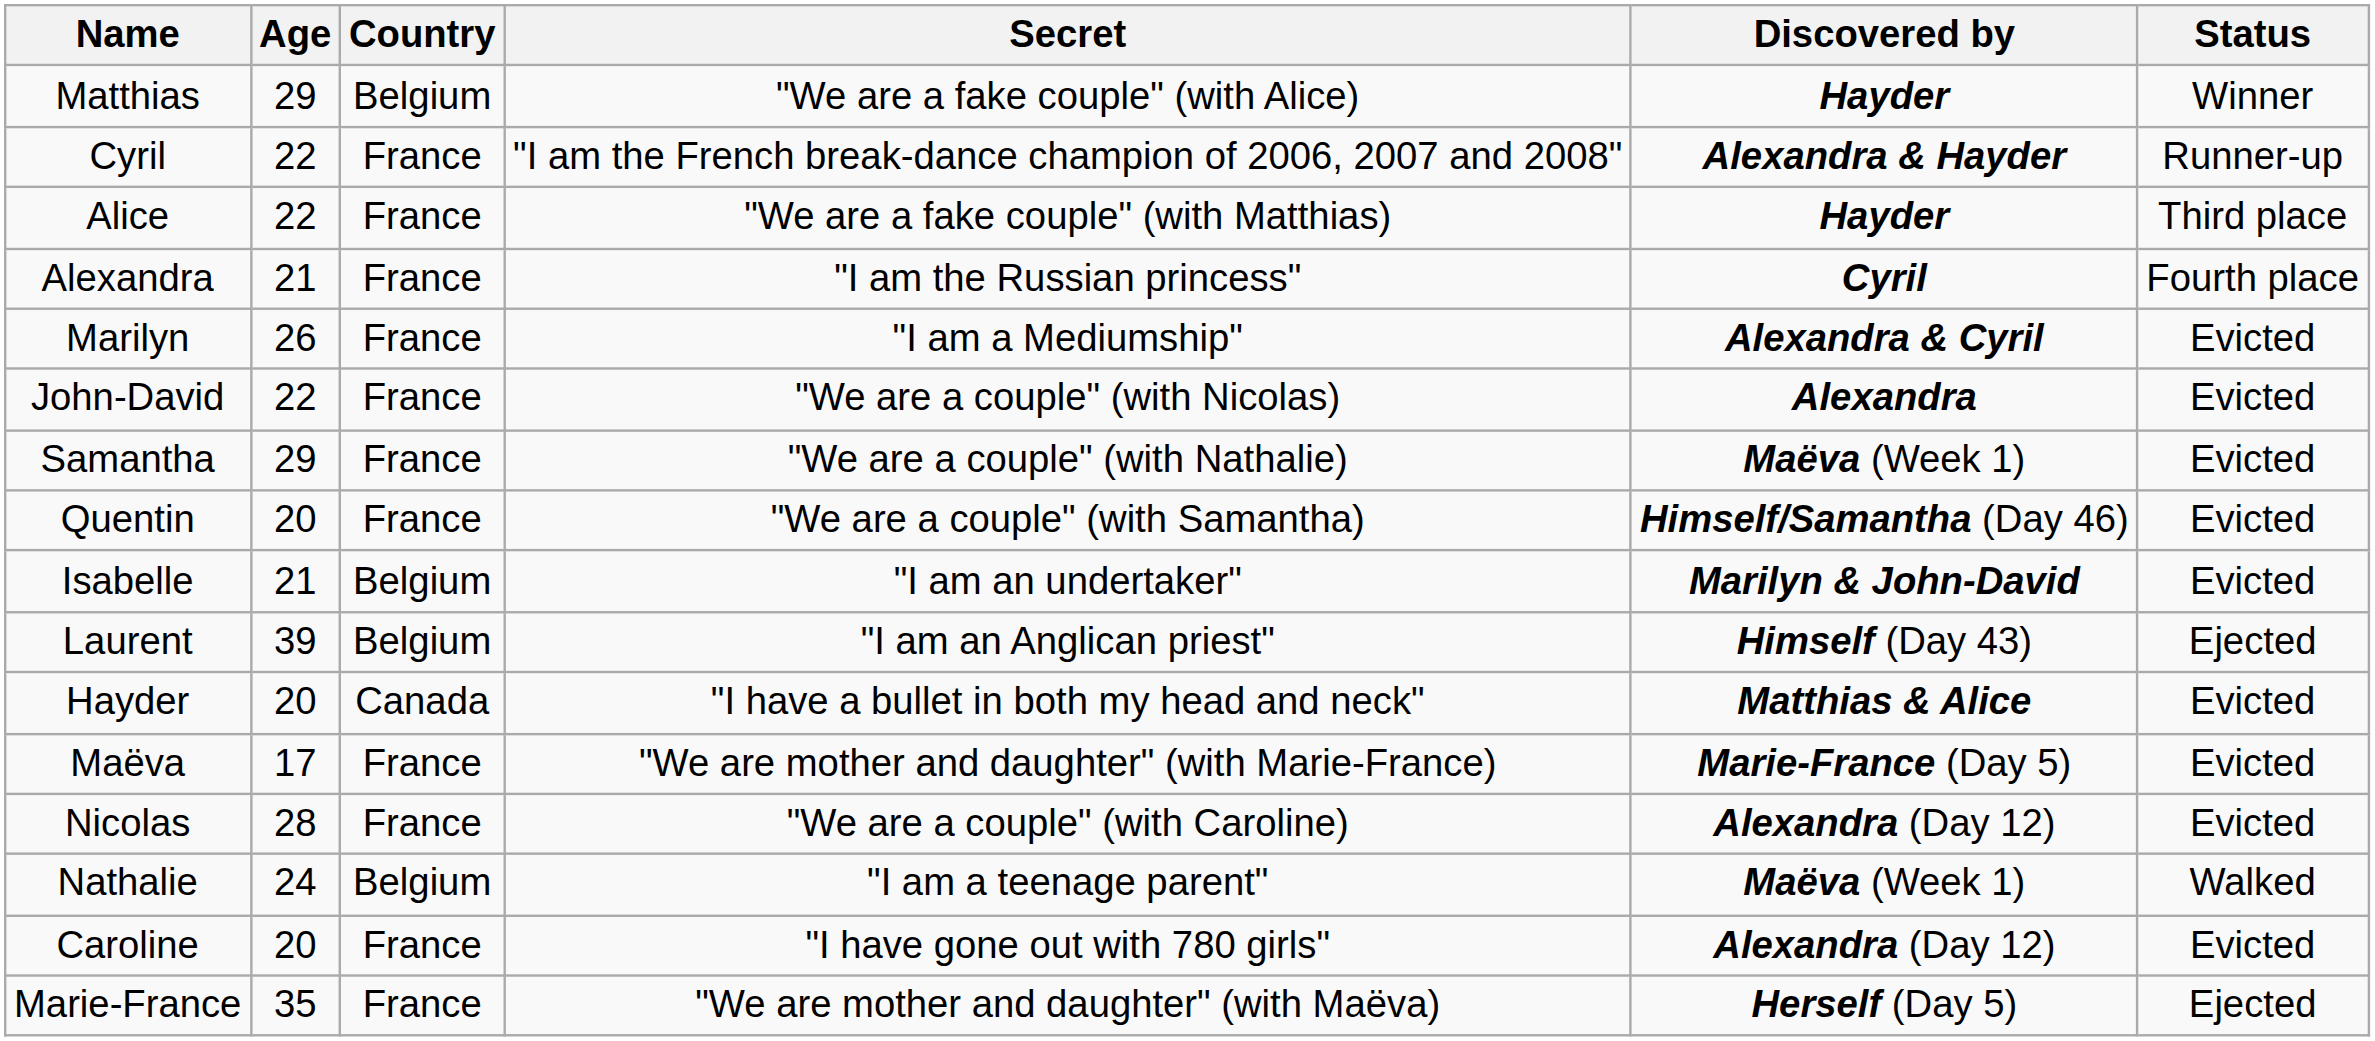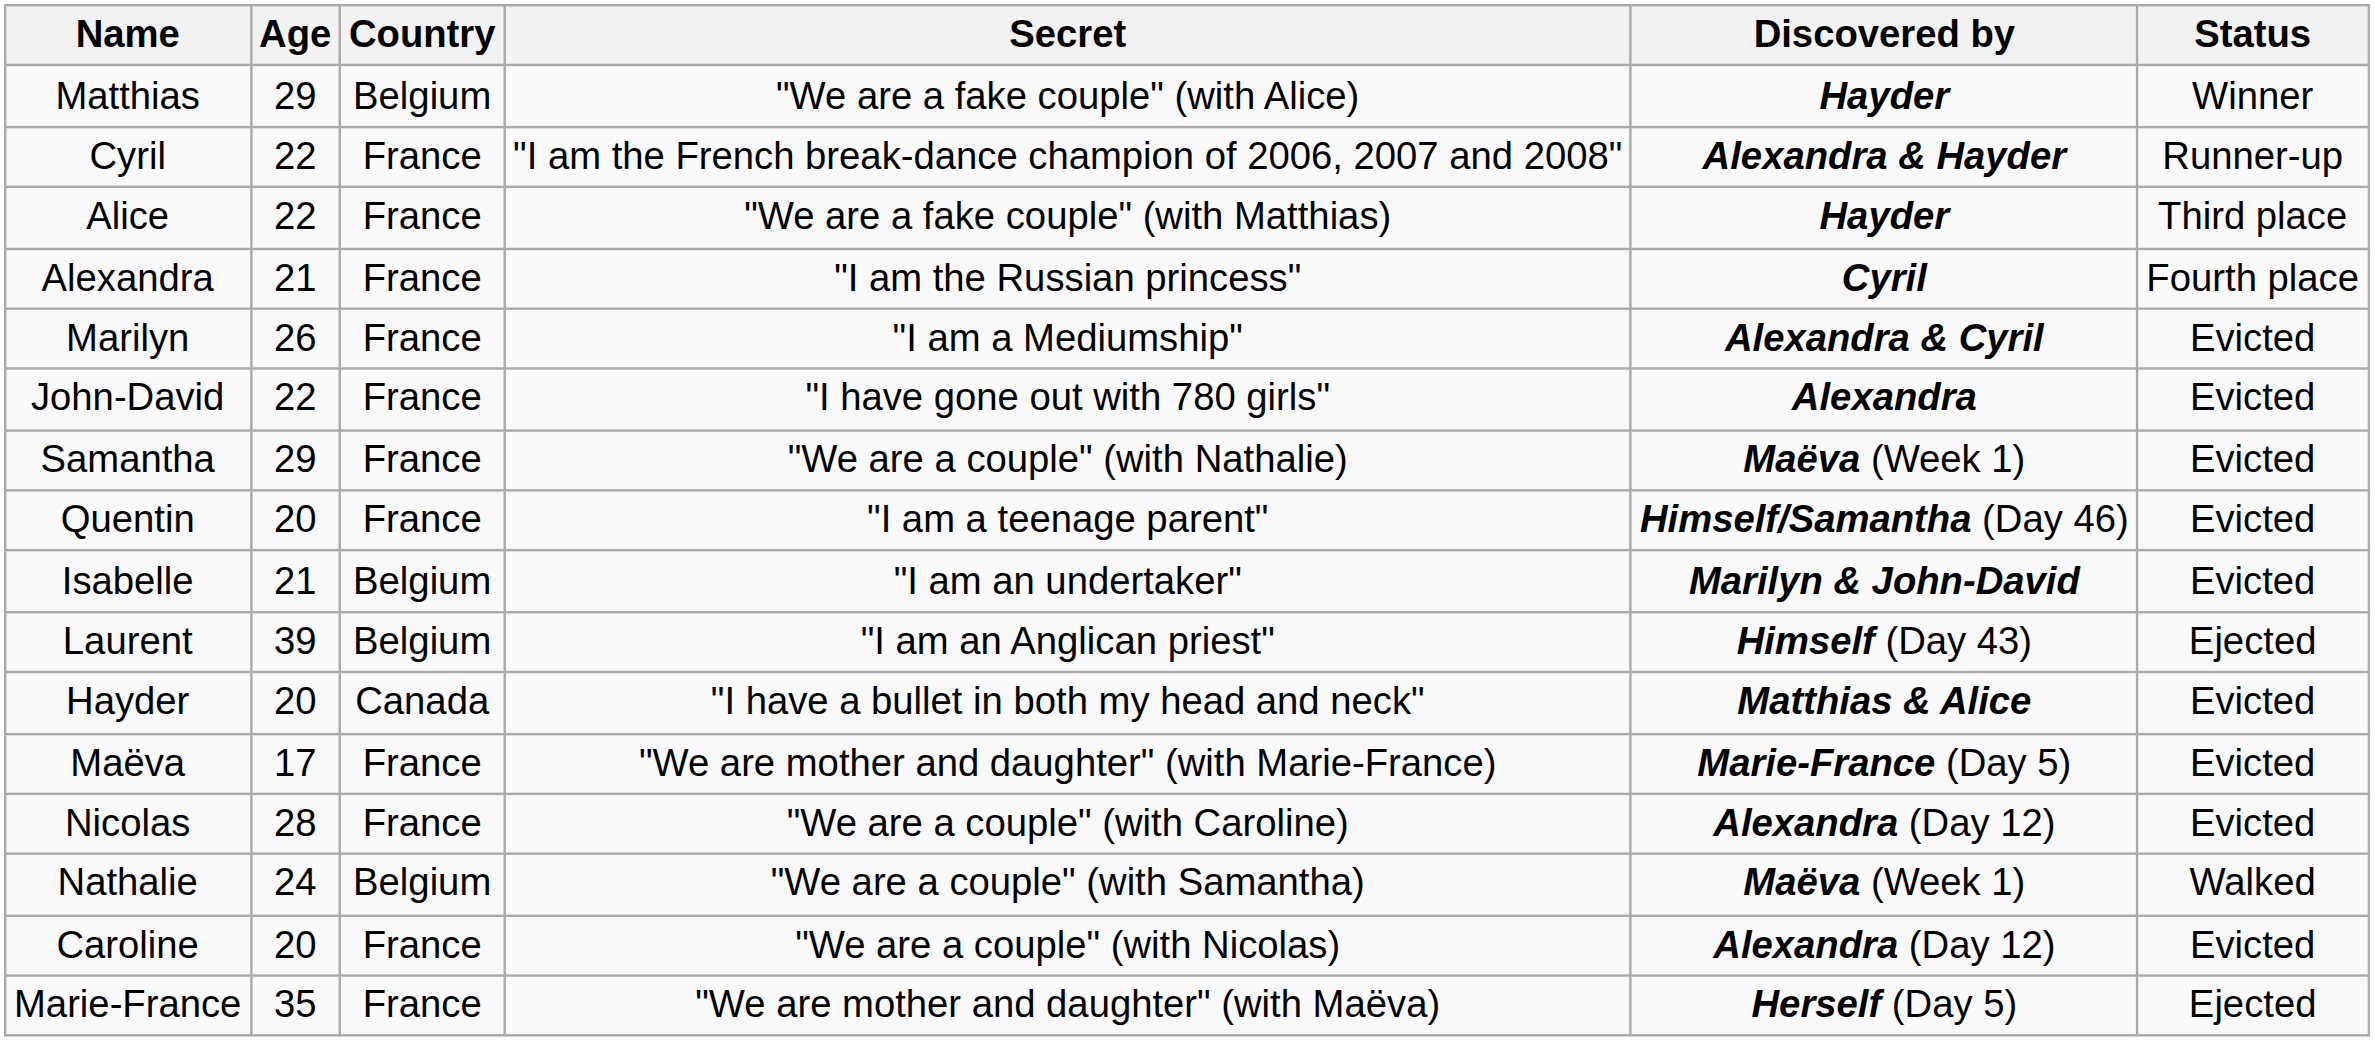(1068, 398) "We are a couple" (with Nicolas) -> (1068, 398) "I have gone out with 780 girls"
(1068, 519) "We are a couple" (with Samantha) -> (1068, 519) "I am a teenage parent"
(1068, 883) "I am a teenage parent" -> (1068, 883) "We are a couple" (with Samantha)
(1068, 944) "I have gone out with 780 girls" -> (1068, 944) "We are a couple" (with Nicolas)
